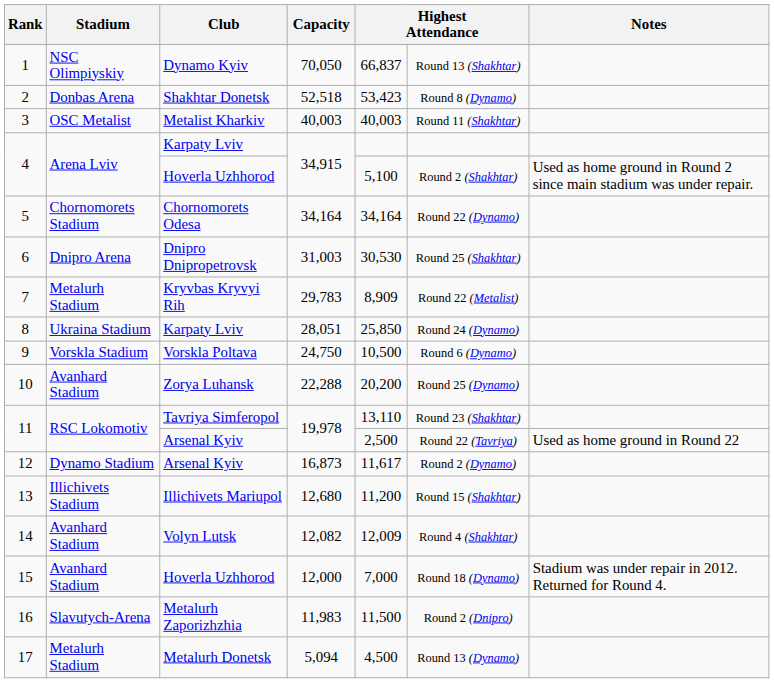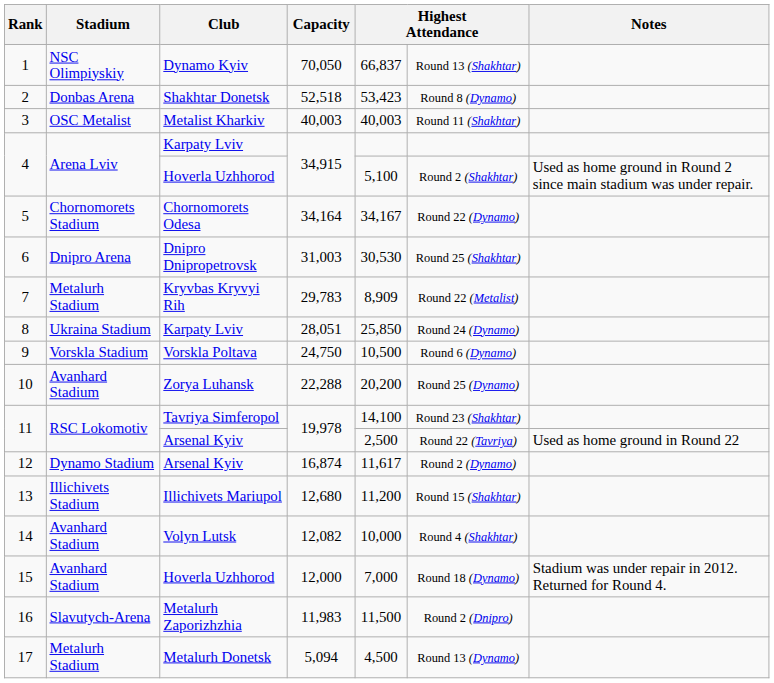(381, 216) 34,164 -> (381, 216) 34,167
(381, 416) 13,110 -> (381, 416) 14,100
(321, 463) 16,873 -> (321, 463) 16,874
(381, 536) 12,009 -> (381, 536) 10,000
